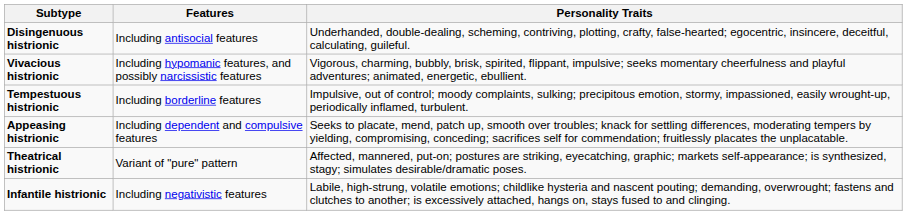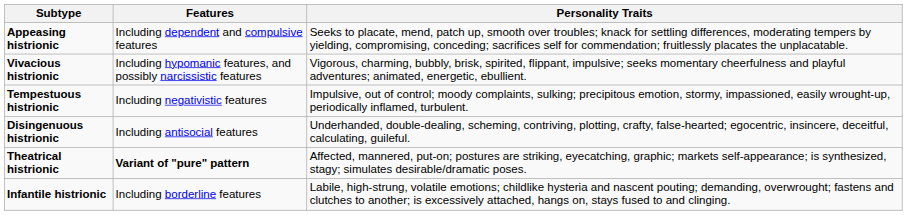rows swapped: (36, 132) <-> (45, 38)
(188, 100) Including borderline features -> (191, 100) Including negativistic features
(177, 163) normal -> (182, 163) bold
(191, 194) Including negativistic features -> (188, 194) Including borderline features
